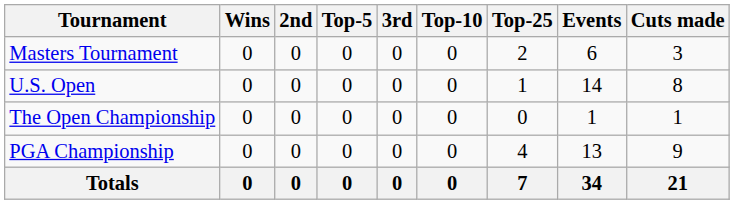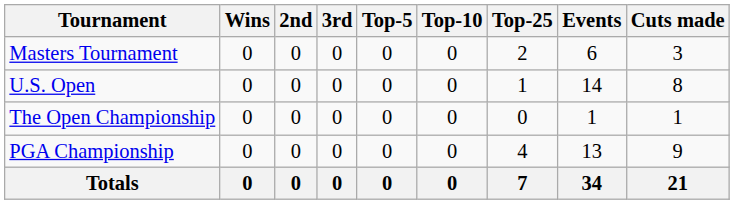columns swapped: (397, 20) <-> (347, 20)
